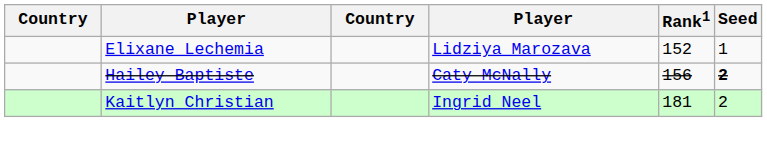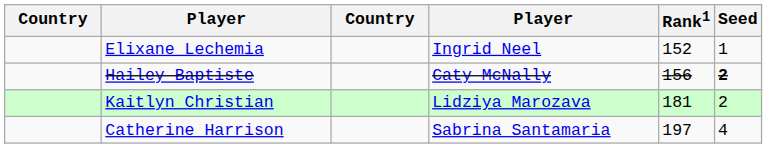(511, 49) Lidziya Marozava -> (487, 49) Ingrid Neel
(487, 103) Ingrid Neel -> (511, 103) Lidziya Marozava
+ row: (194, 130)
